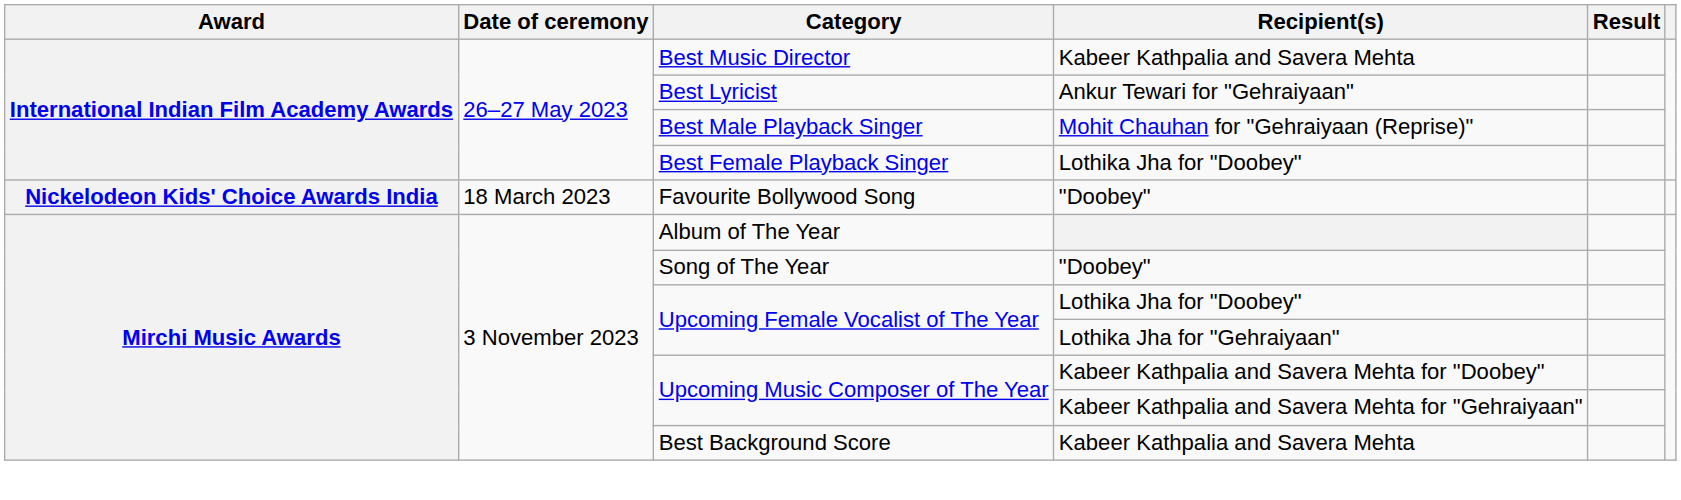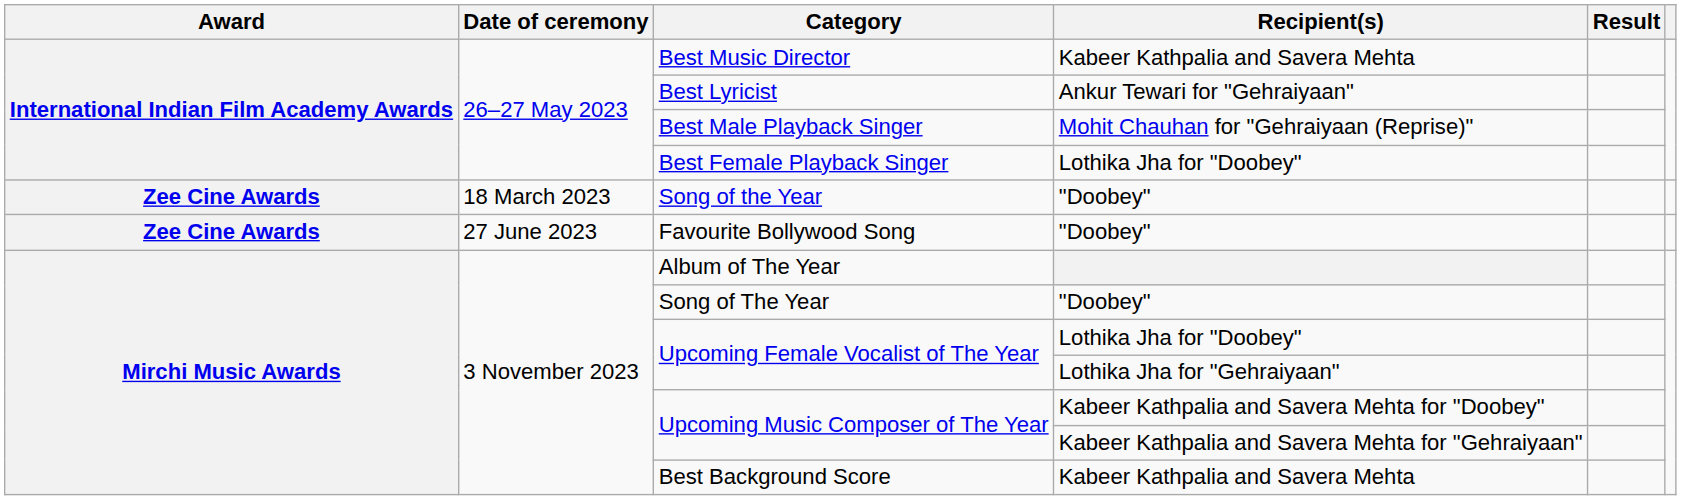+ row: (740, 197)
(231, 197) Nickelodeon Kids' Choice Awards India -> (231, 232) Zee Cine Awards
(537, 197) 18 March 2023 -> (530, 232) 27 June 2023
